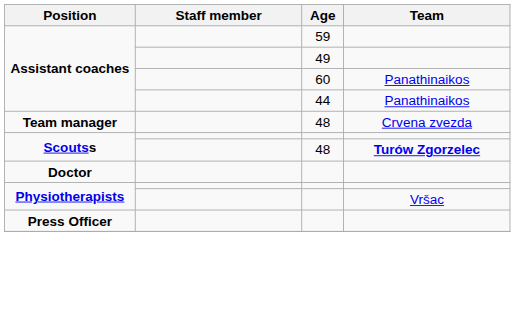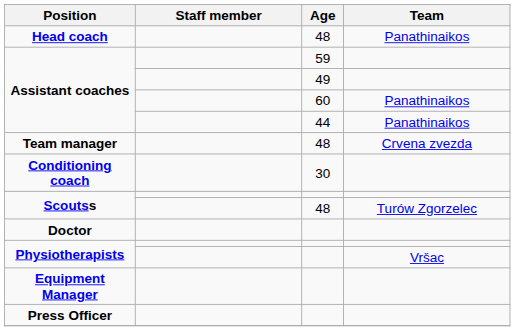+ row: (70, 37)
+ row: (70, 173)
(427, 150) bold -> (427, 208) normal
+ row: (70, 286)
